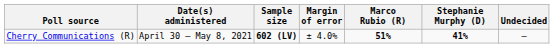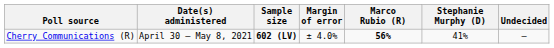(383, 36) 51% -> (383, 36) 56%
(460, 36) bold -> (460, 36) normal
